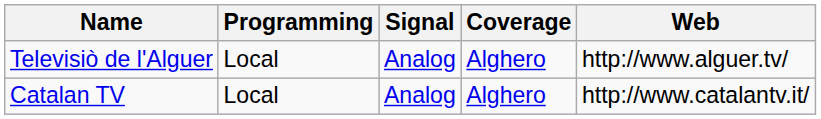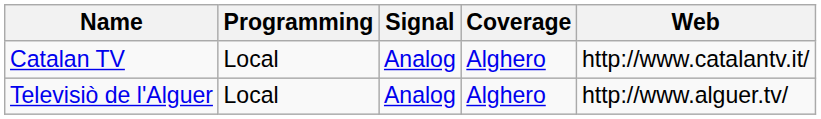rows swapped: (67, 95) <-> (111, 59)
